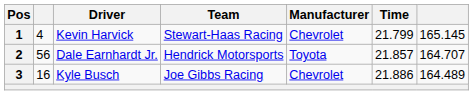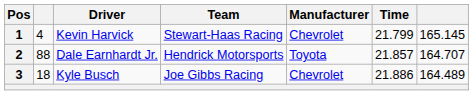(43, 55) 56 -> (43, 55) 88
(43, 75) 16 -> (43, 75) 18
